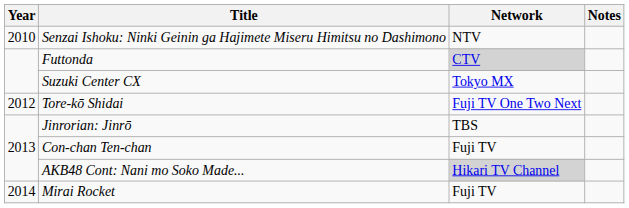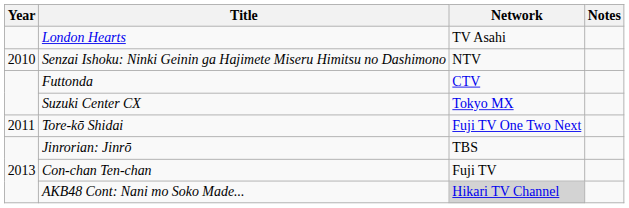+ row: (84, 37)
(466, 59) lightgrey background -> (466, 81) no background
(22, 103) 2012 -> (21, 125) 2011
- row: (78, 192)
